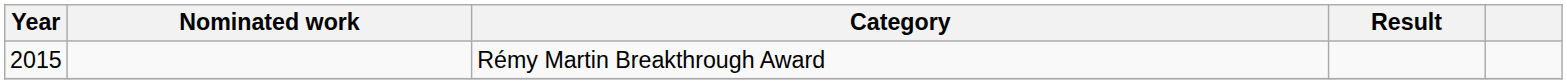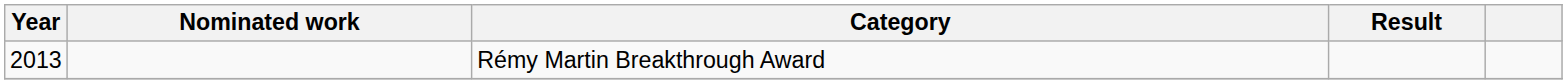(36, 59) 2015 -> (36, 59) 2013
